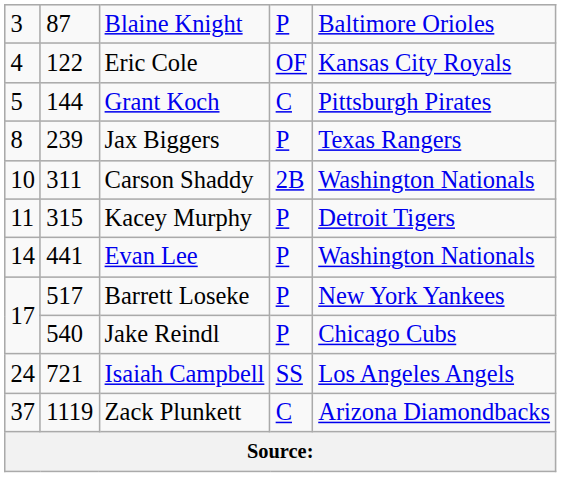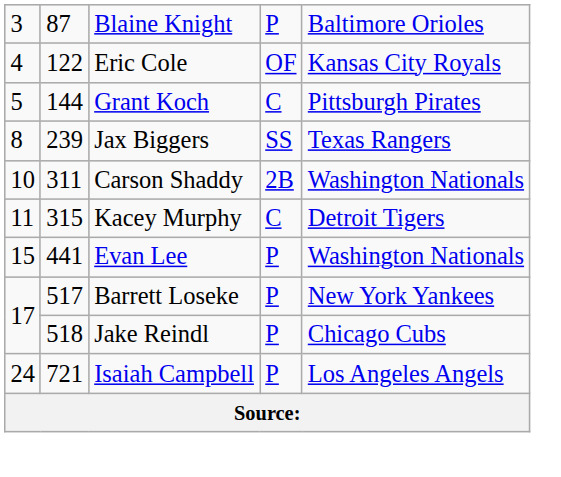(282, 140) P -> (279, 140) SS
(282, 218) P -> (273, 218) C
(23, 256) 14 -> (23, 256) 15
(65, 334) 540 -> (65, 334) 518
(289, 373) SS -> (272, 373) P
- row: (173, 412)
